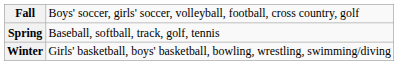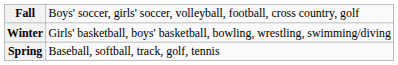rows swapped: (25, 51) <-> (25, 32)
